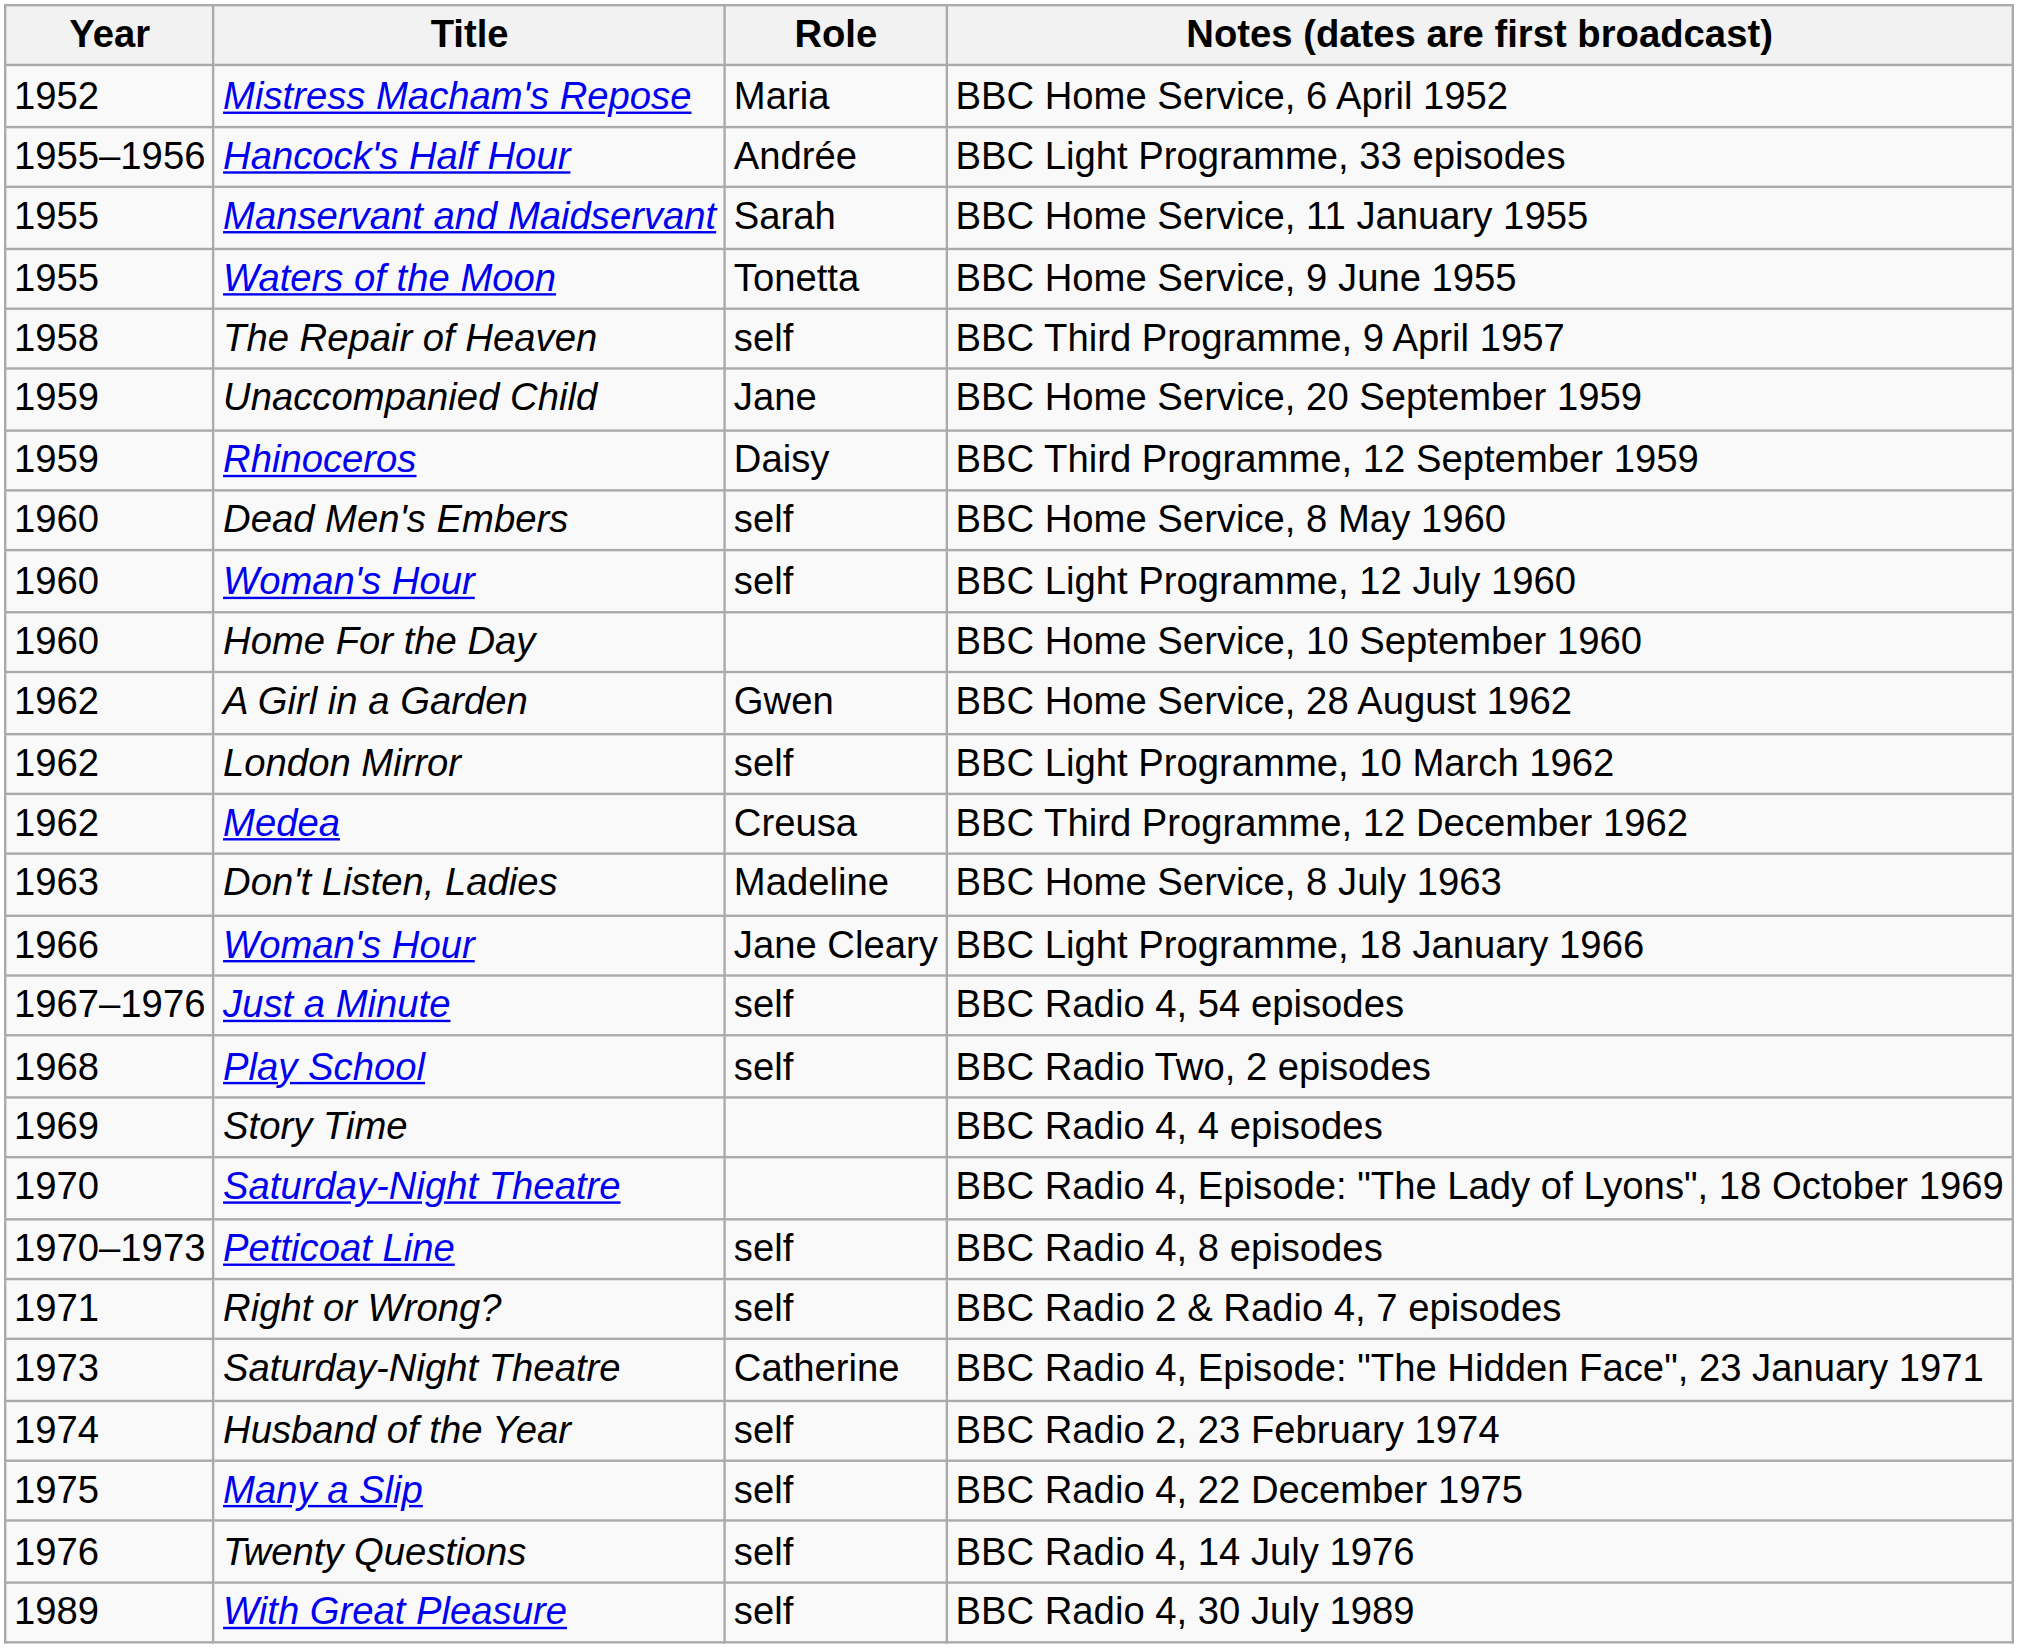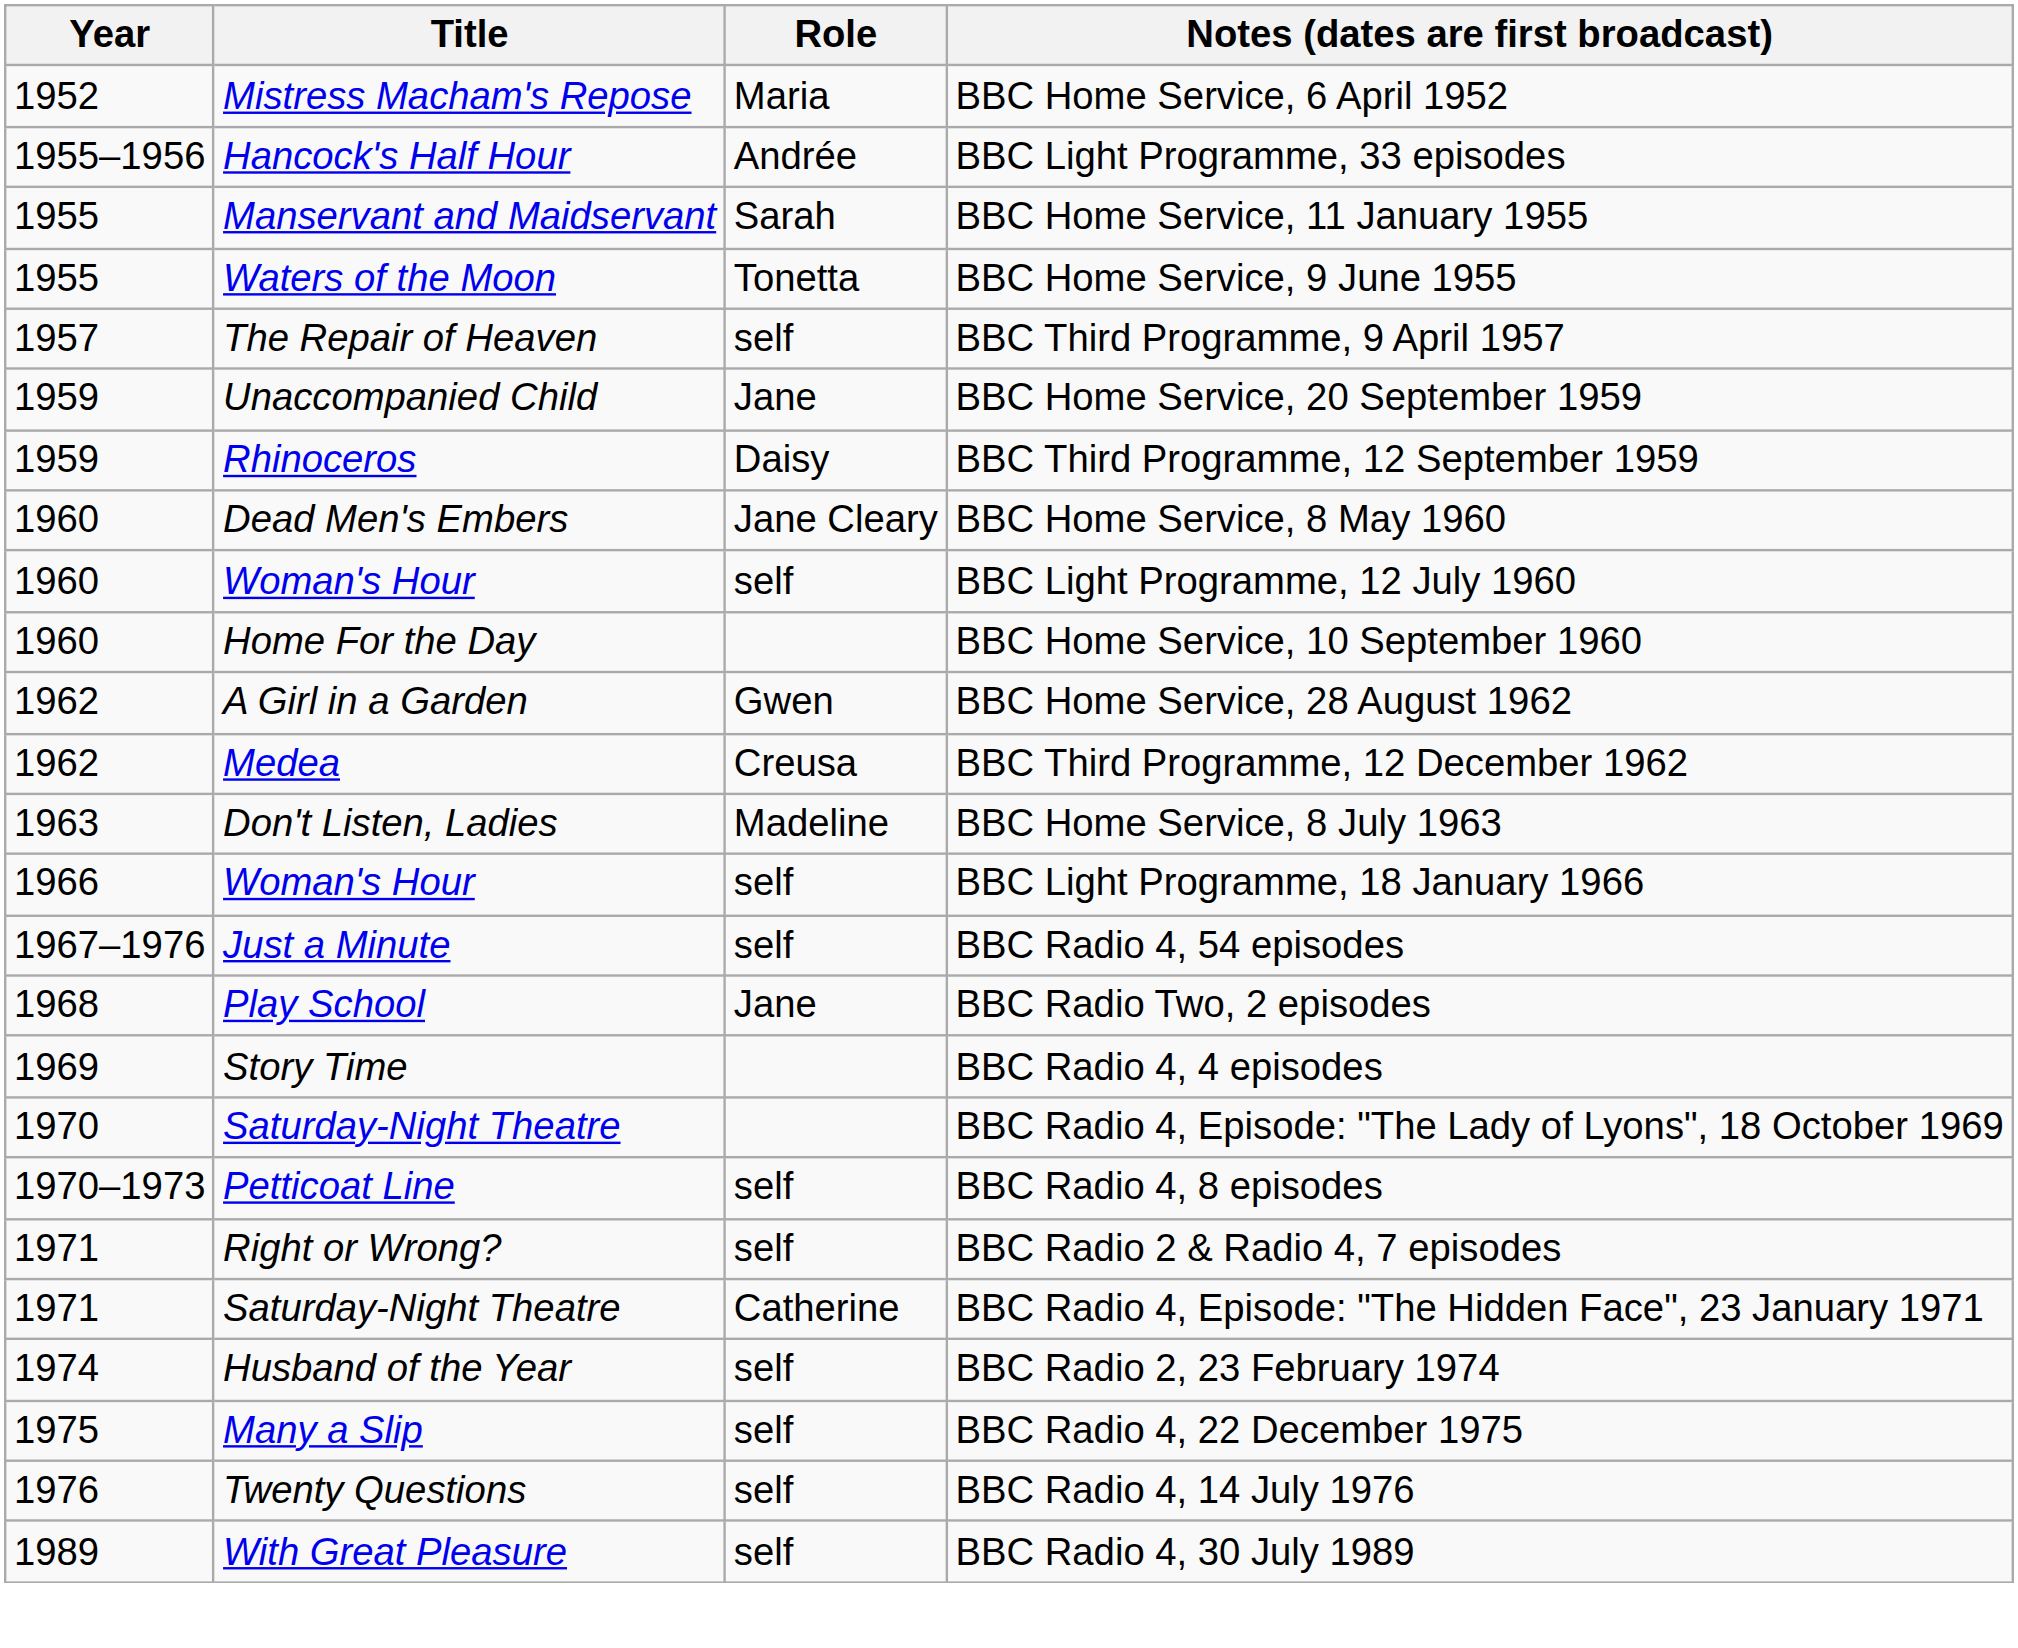(57, 338) 1958 -> (57, 338) 1957
(764, 519) self -> (836, 519) Jane Cleary
- row: (1285, 762)
(836, 944) Jane Cleary -> (764, 883) self
(764, 1065) self -> (775, 1005) Jane
(57, 1369) 1973 -> (57, 1308) 1971
